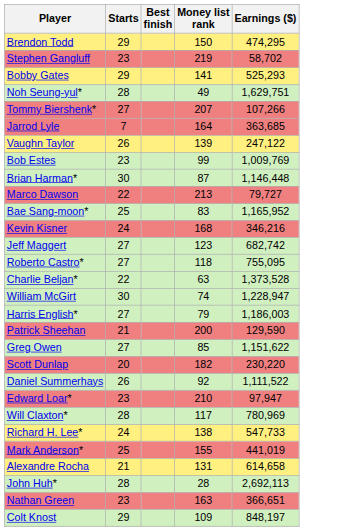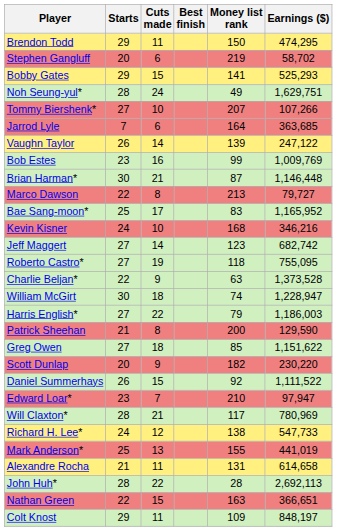+ column: (158, 19)
(123, 59) 23 -> (123, 59) 20
(123, 501) 23 -> (123, 501) 22
